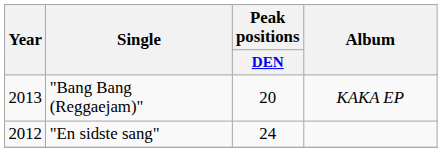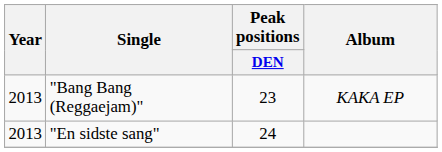(268, 97) 20 -> (268, 97) 23
(25, 133) 2012 -> (25, 133) 2013
